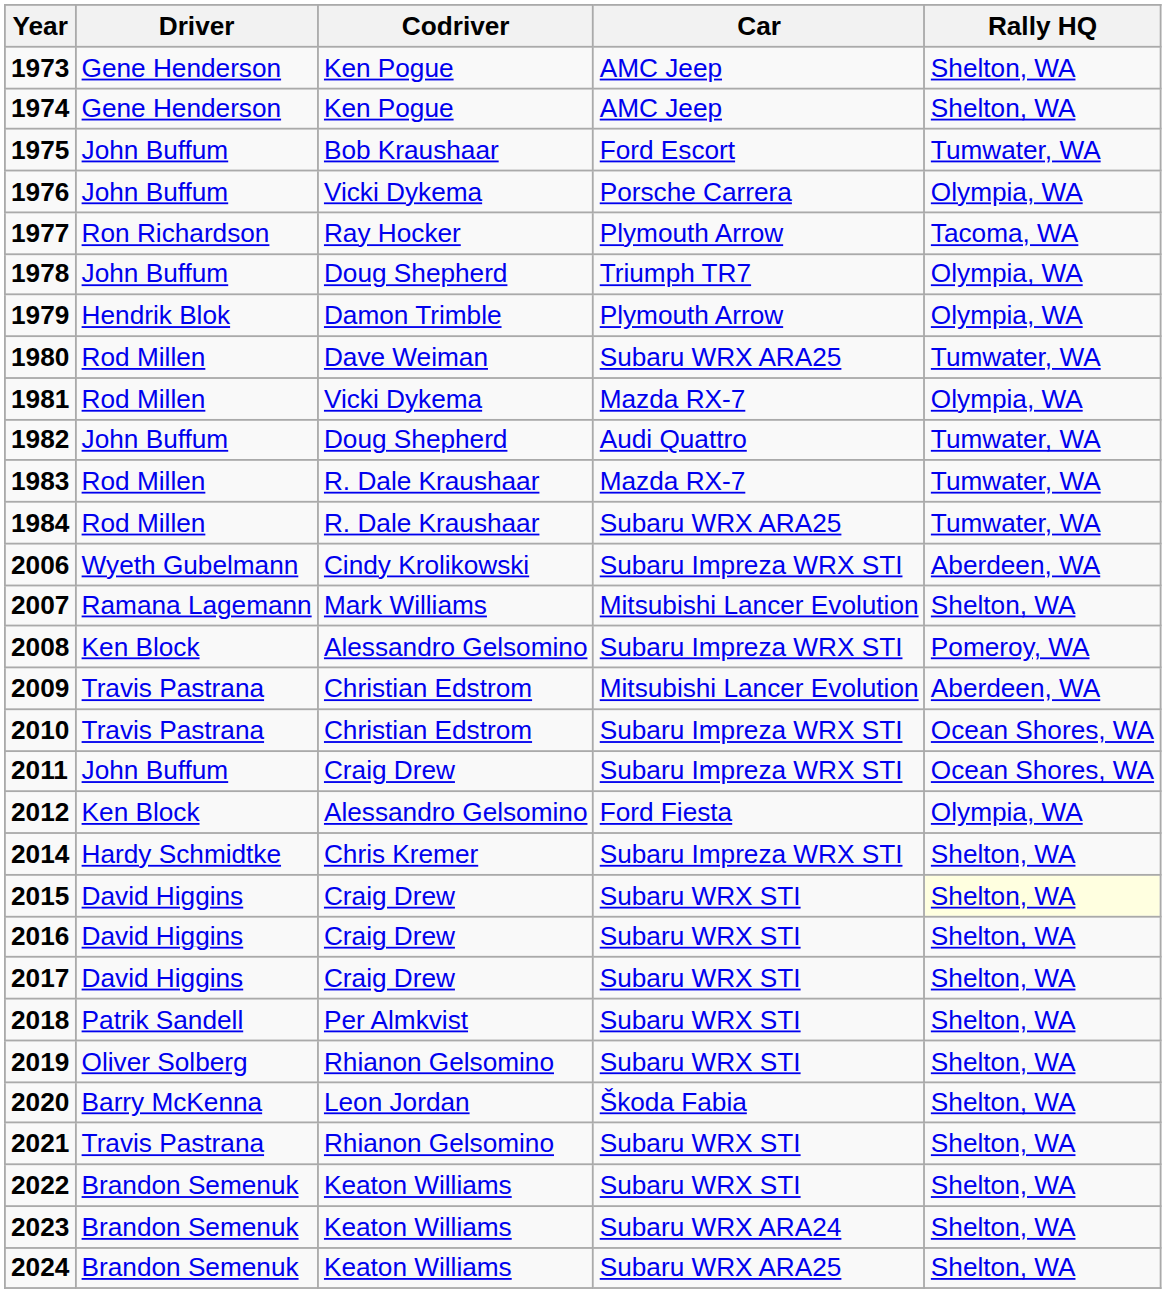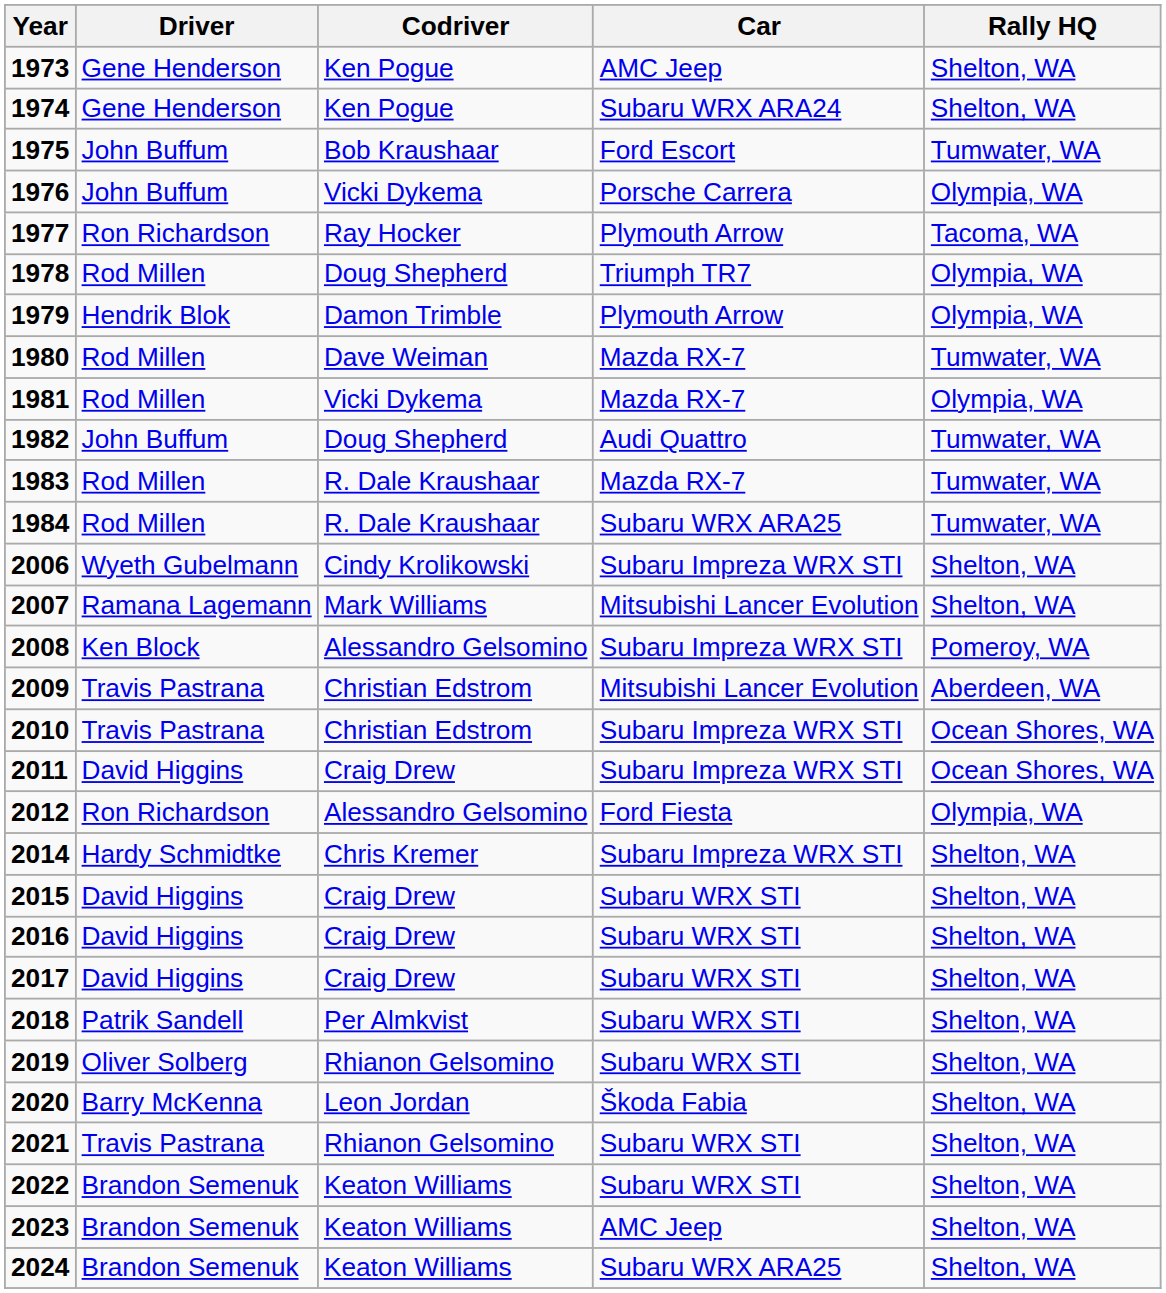(661, 109) AMC Jeep -> (721, 109) Subaru WRX ARA24
(155, 274) John Buffum -> (143, 274) Rod Millen
(721, 357) Subaru WRX ARA25 -> (673, 357) Mazda RX-7
(1016, 564) Aberdeen, WA -> (1003, 564) Shelton, WA
(155, 771) John Buffum -> (162, 771) David Higgins
(141, 813) Ken Block -> (176, 813) Ron Richardson
(1003, 896) lightyellow background -> (1003, 896) no background
(721, 1227) Subaru WRX ARA24 -> (661, 1227) AMC Jeep
